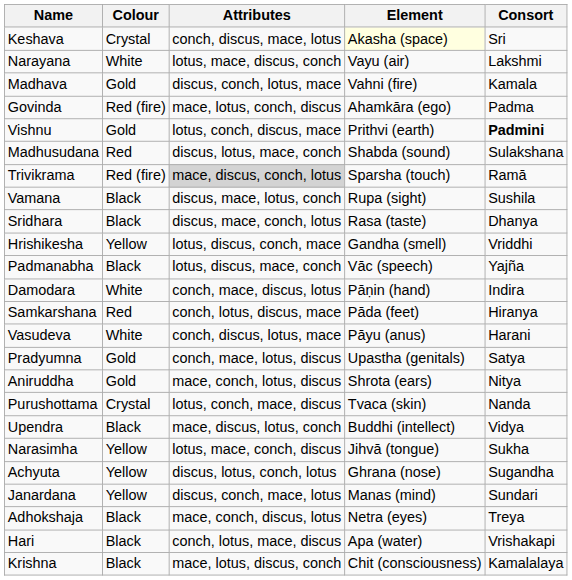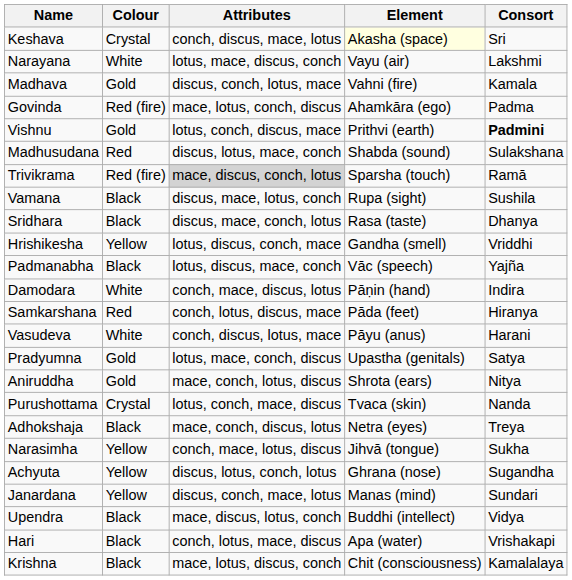(257, 358) conch, mace, lotus, discus -> (257, 358) lotus, mace, conch, discus
rows swapped: (45, 518) <-> (35, 426)
(257, 449) lotus, mace, conch, discus -> (257, 449) conch, mace, lotus, discus
